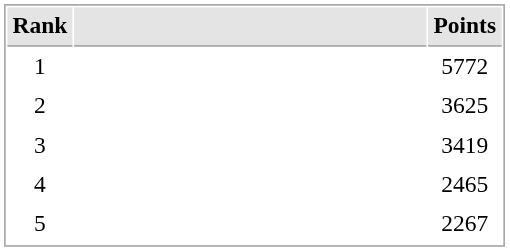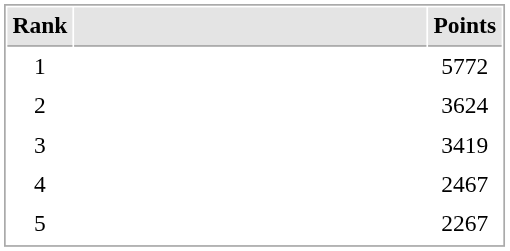(465, 106) 3625 -> (465, 106) 3624
(465, 184) 2465 -> (465, 184) 2467
